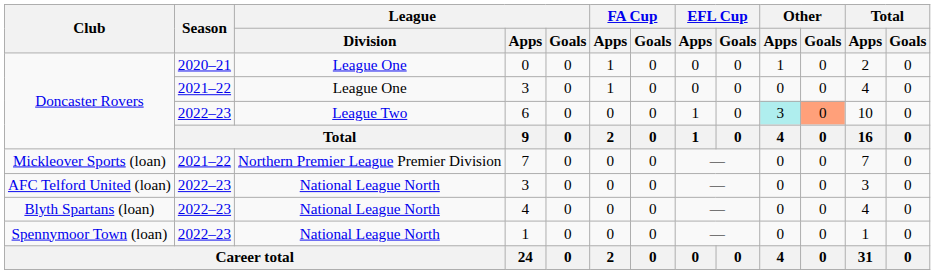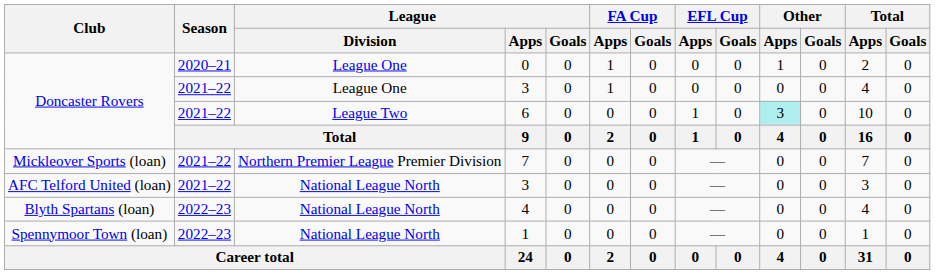(204, 112) 2022–23 -> (204, 112) 2021–22
(823, 112) lightsalmon background -> (823, 112) no background
(204, 185) 2022–23 -> (204, 185) 2021–22
